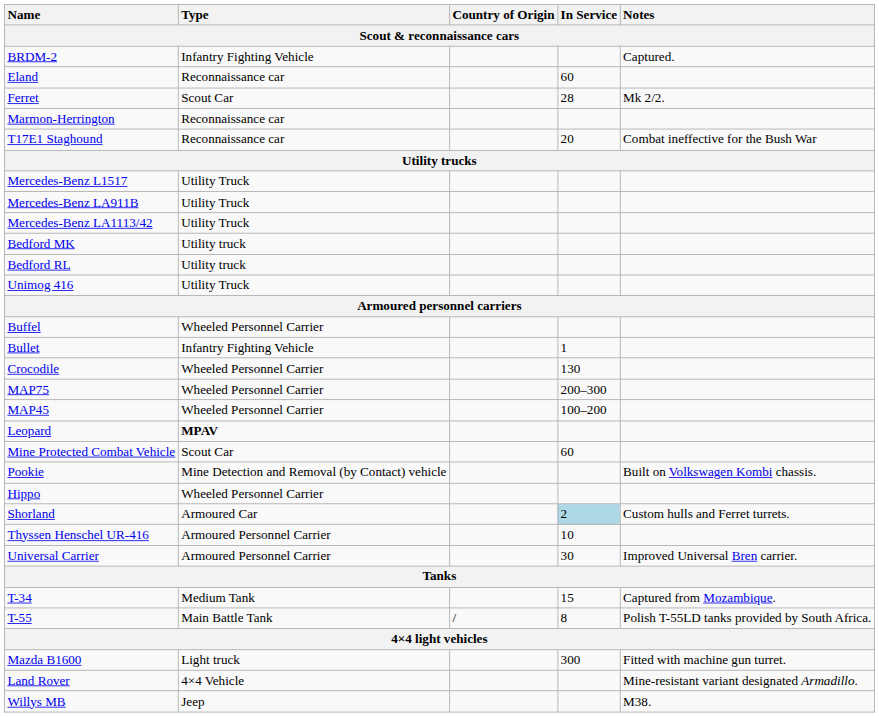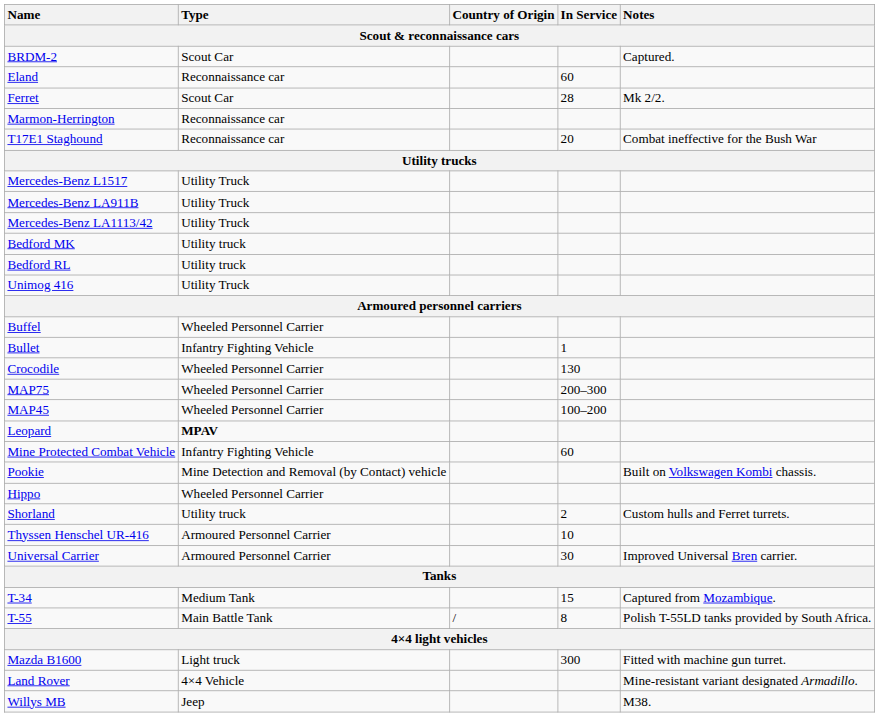(247, 56) Infantry Fighting Vehicle -> (207, 56) Scout Car
(207, 451) Scout Car -> (247, 451) Infantry Fighting Vehicle
(219, 514) Armoured Car -> (213, 514) Utility truck
(564, 514) lightblue background -> (564, 514) no background
